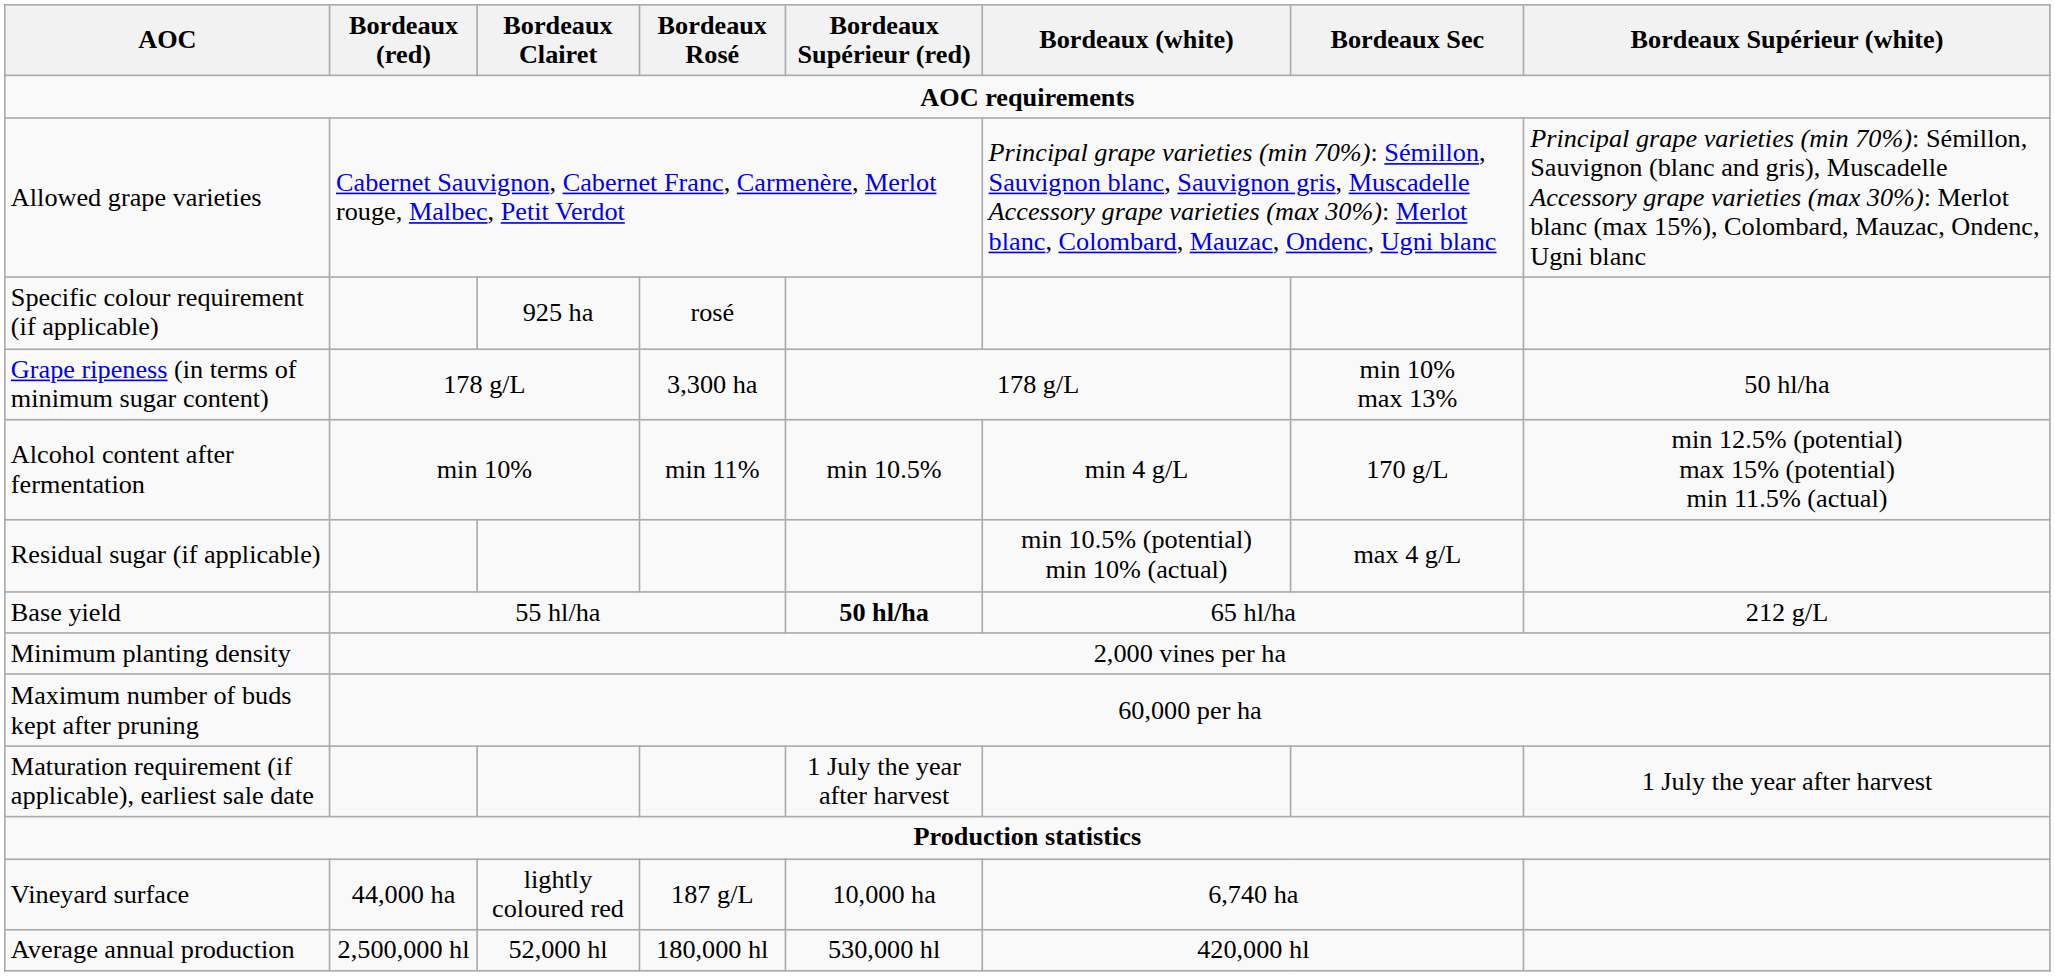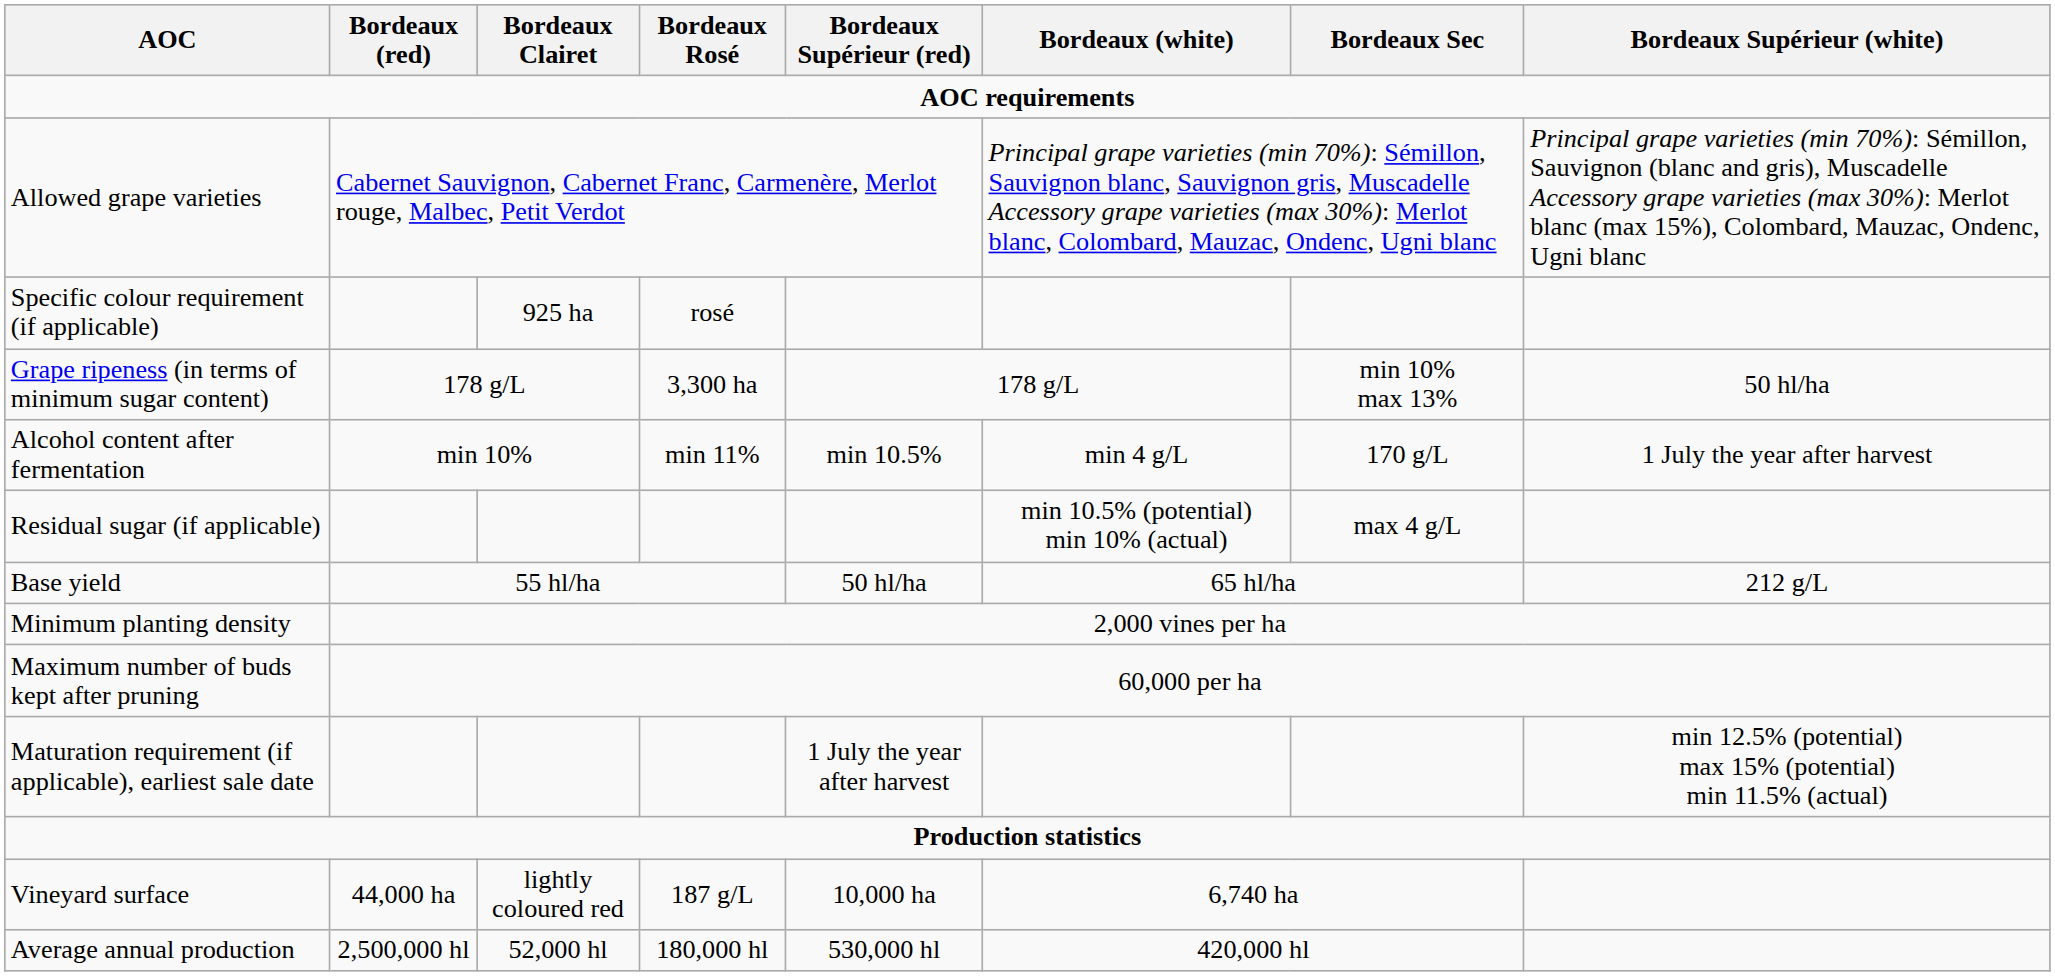(1787, 469) min 12.5% (potential) max 15% (potential) min 11.5% (actual) -> (1787, 454) 1 July the year after harvest
(884, 611) bold -> (884, 582) normal
(1787, 780) 1 July the year after harvest -> (1787, 766) min 12.5% (potential) max 15% (potential) min 11.5% (actual)
